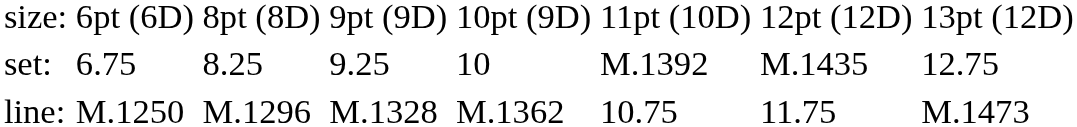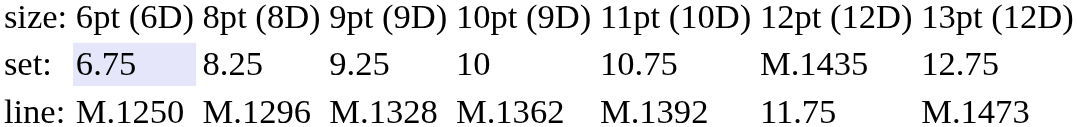(106, 63) no background -> (106, 63) lavender background
(654, 63) M.1392 -> (639, 63) 10.75
(639, 111) 10.75 -> (654, 111) M.1392
